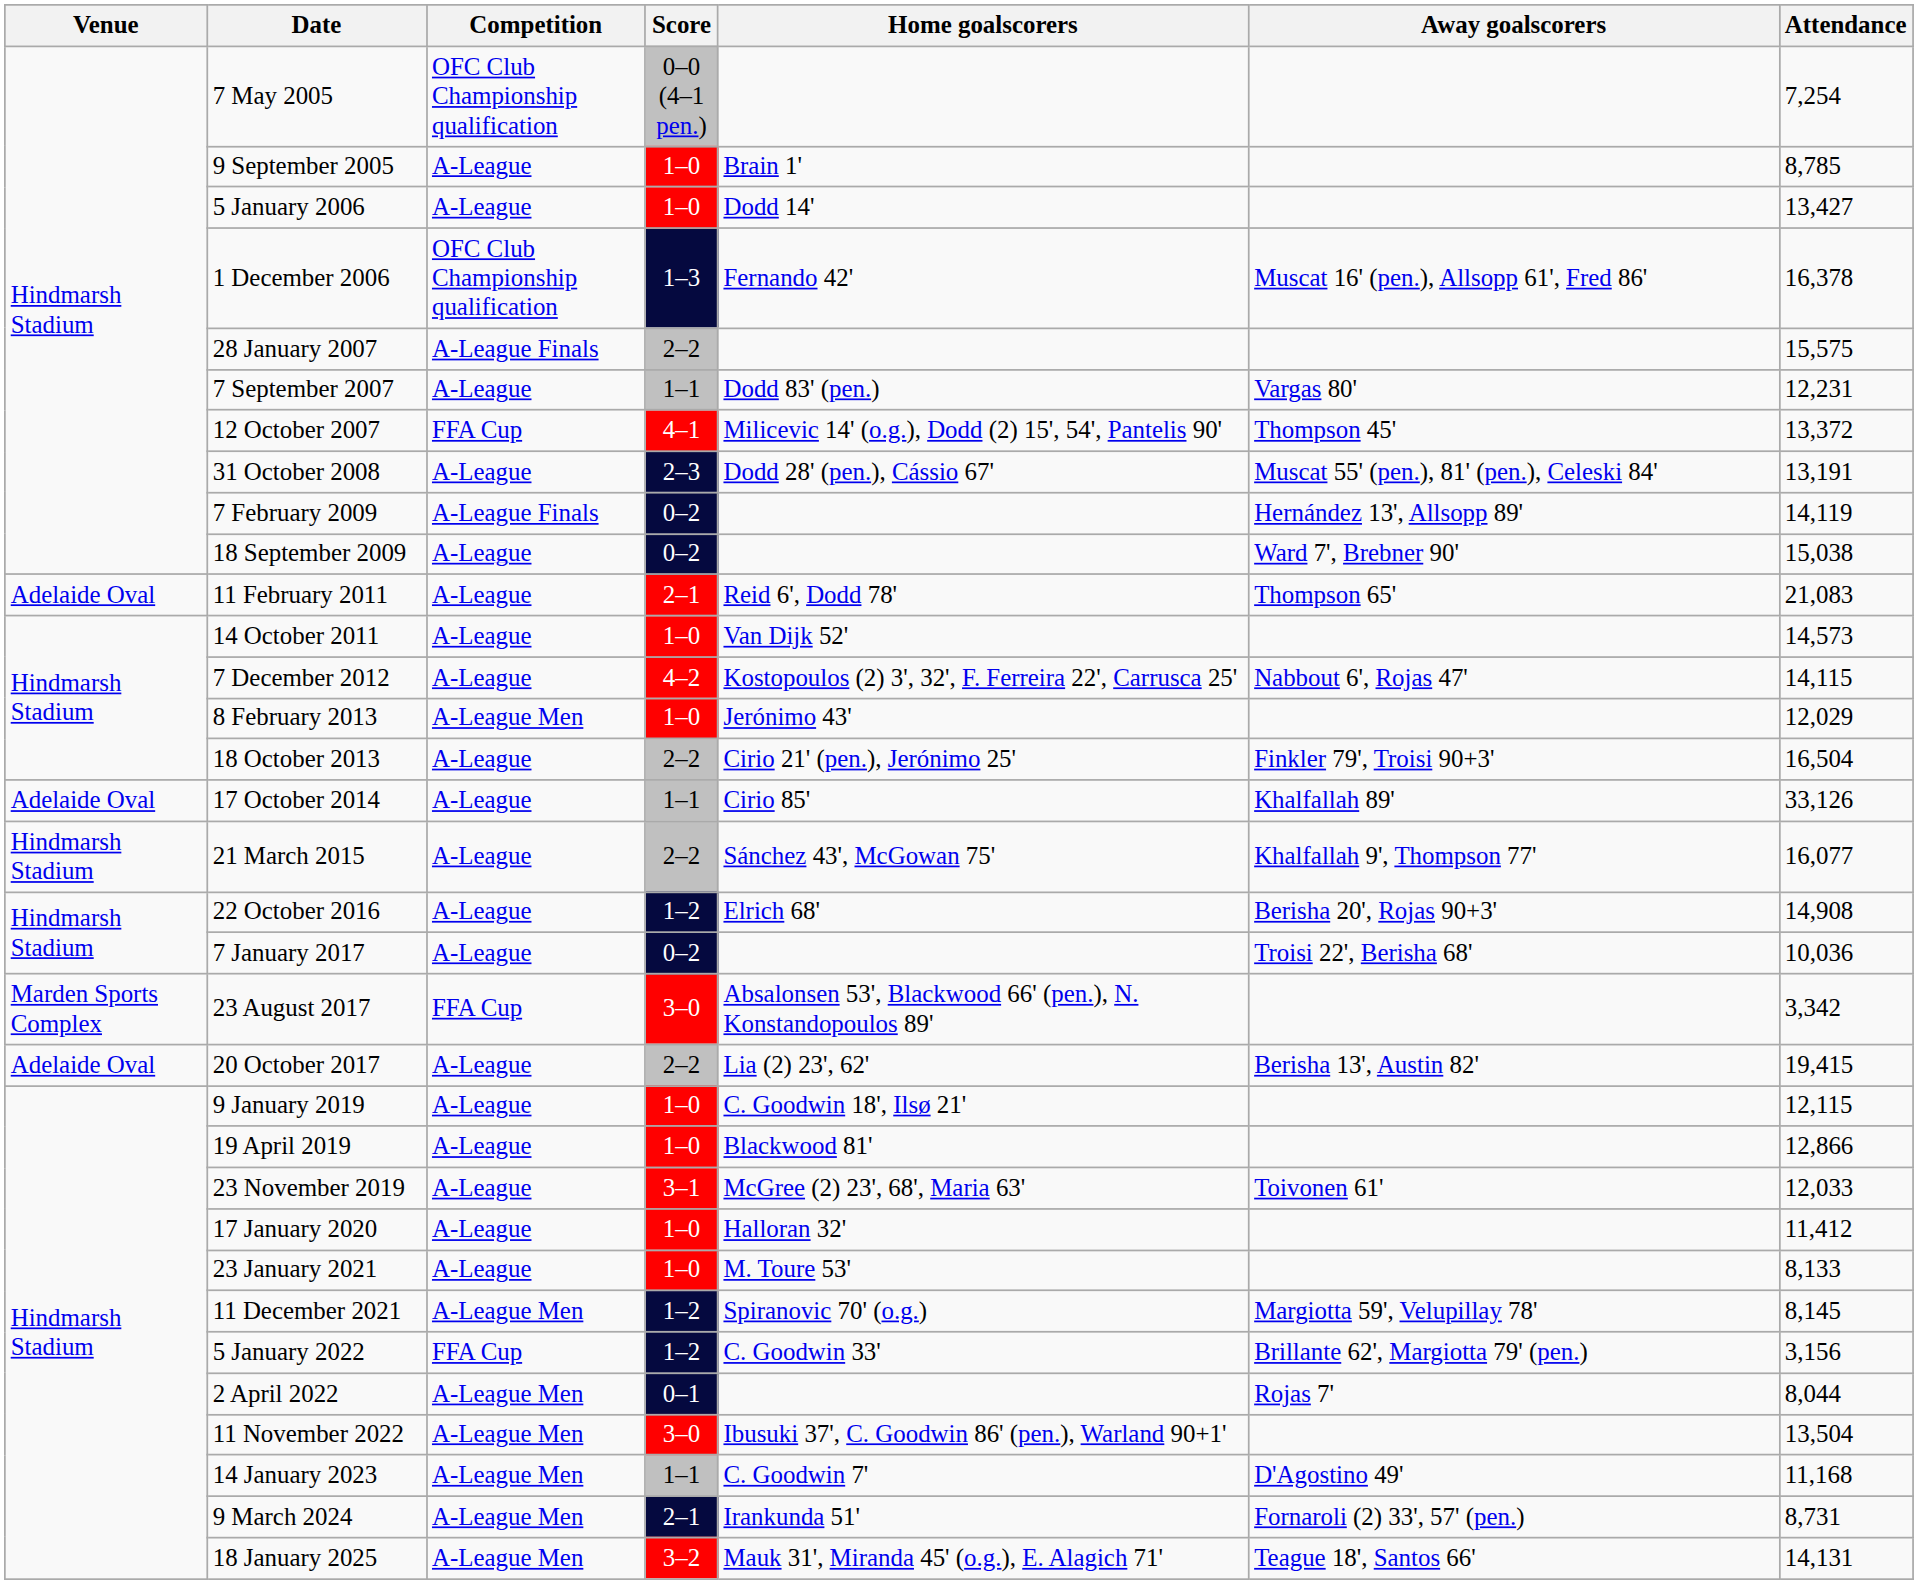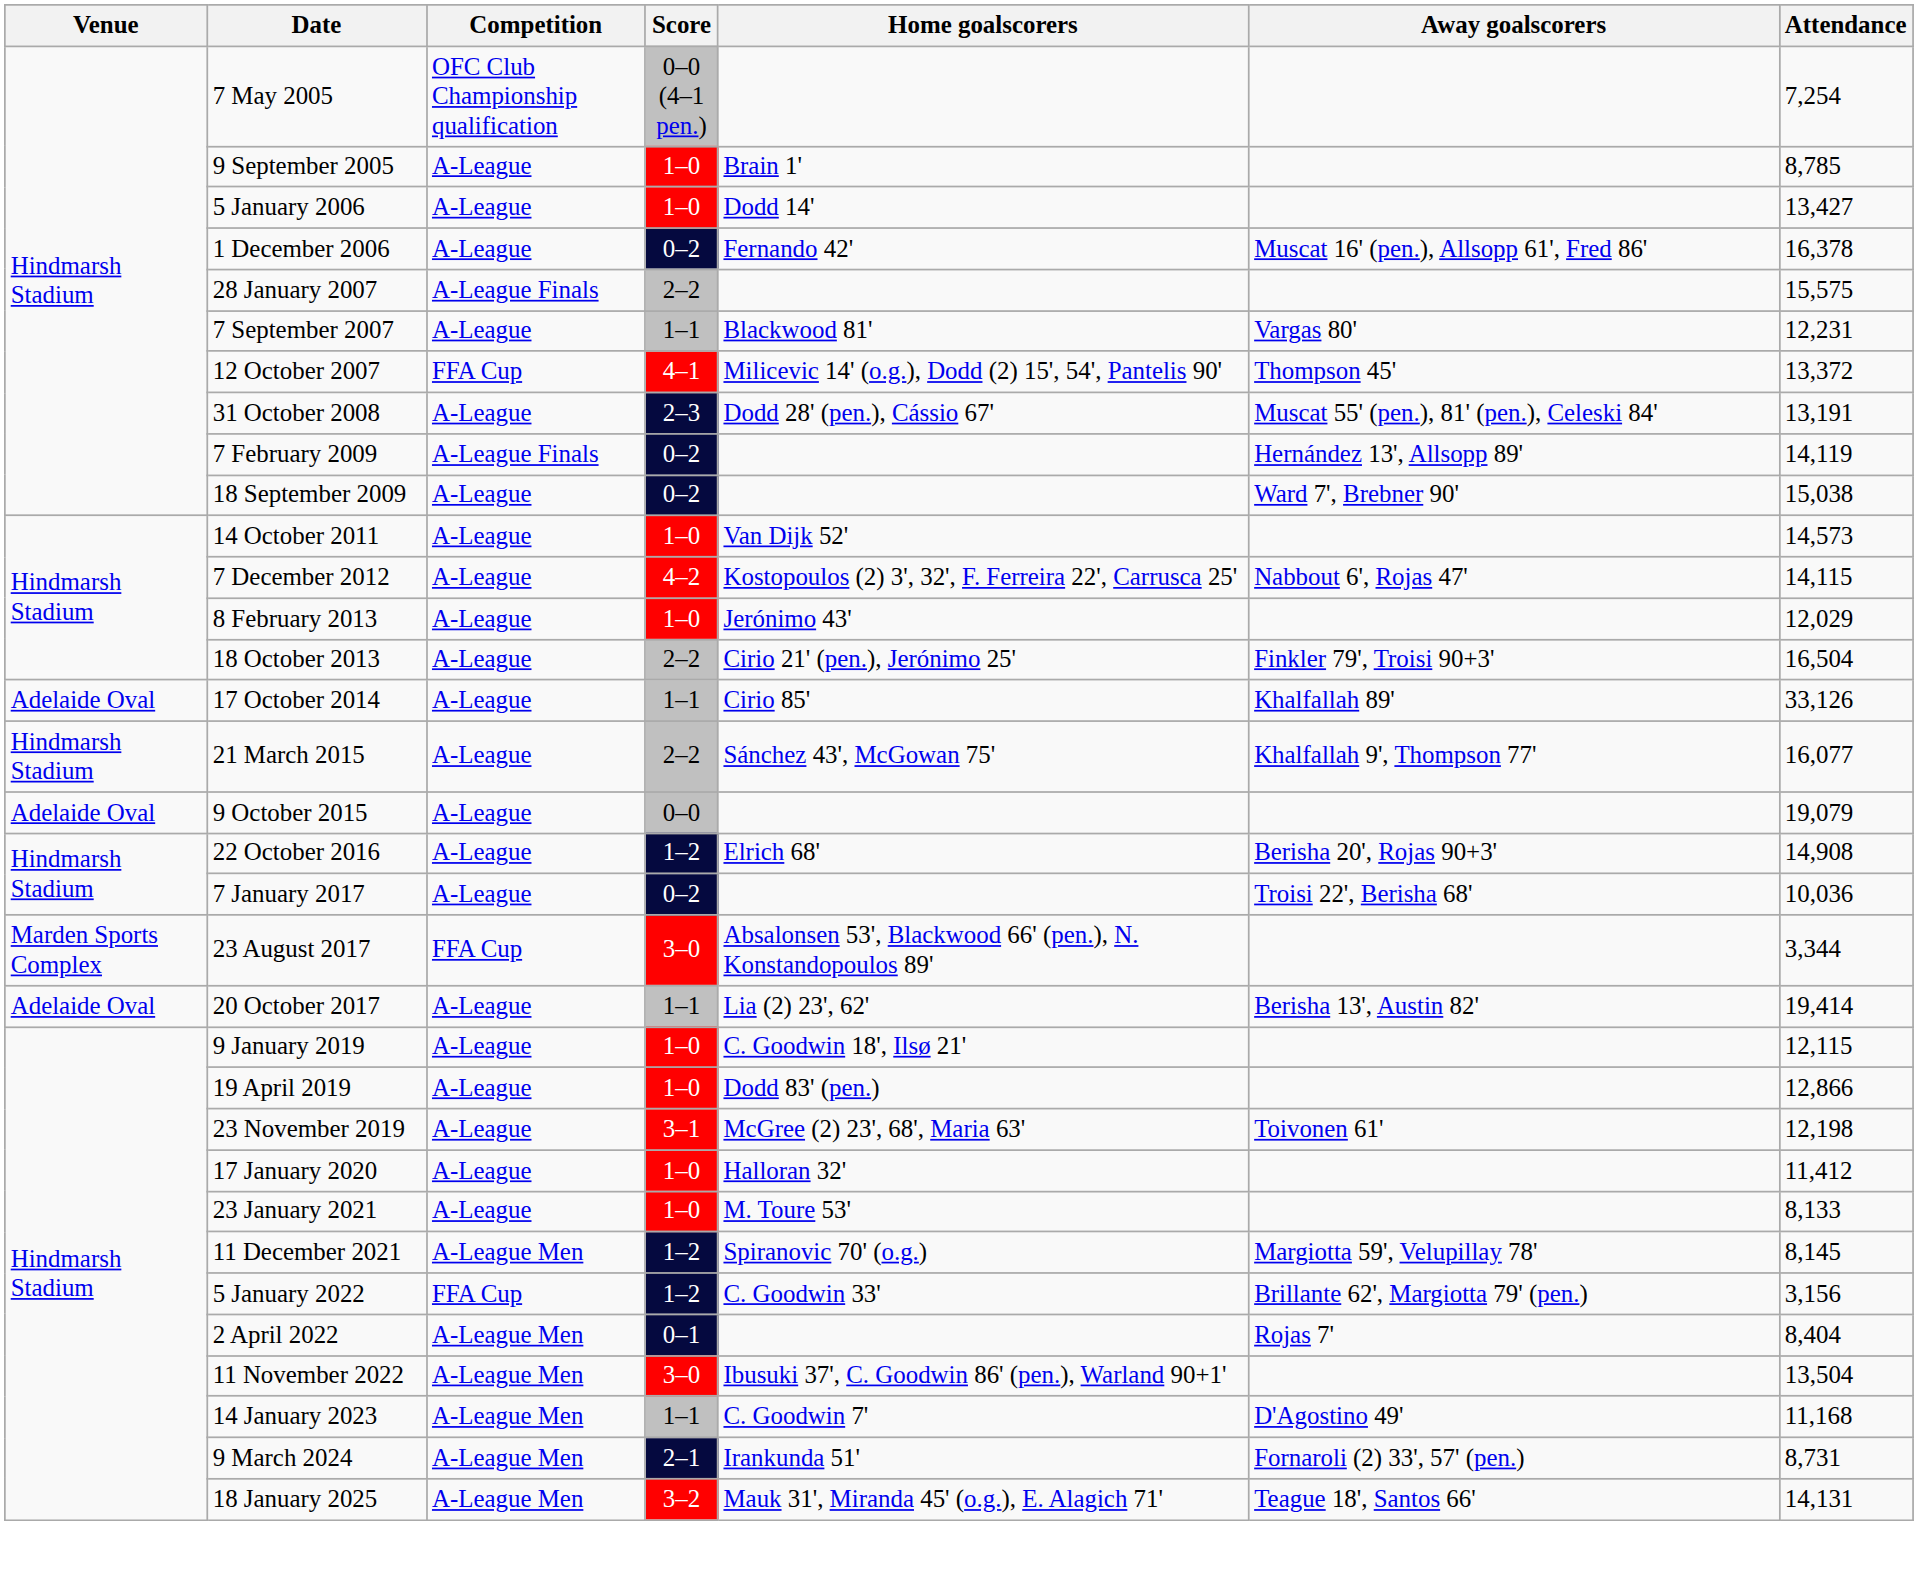(505, 278) OFC Club Championship qualification -> (482, 248) A-League
(682, 278) 1–3 -> (682, 248) 0–2
(801, 389) Dodd 83' (pen.) -> (798, 330) Blackwood 81'
- row: (300, 595)
(508, 718) A-League Men -> (482, 618) A-League
+ row: (290, 812)
(1813, 1008) 3,342 -> (1813, 950) 3,344
(682, 1064) 2–2 -> (682, 1005) 1–1
(1819, 1064) 19,415 -> (1819, 1005) 19,414
(798, 1146) Blackwood 81' -> (801, 1088) Dodd 83' (pen.)
(1819, 1187) 12,033 -> (1819, 1129) 12,198
(1813, 1393) 8,044 -> (1813, 1334) 8,404
